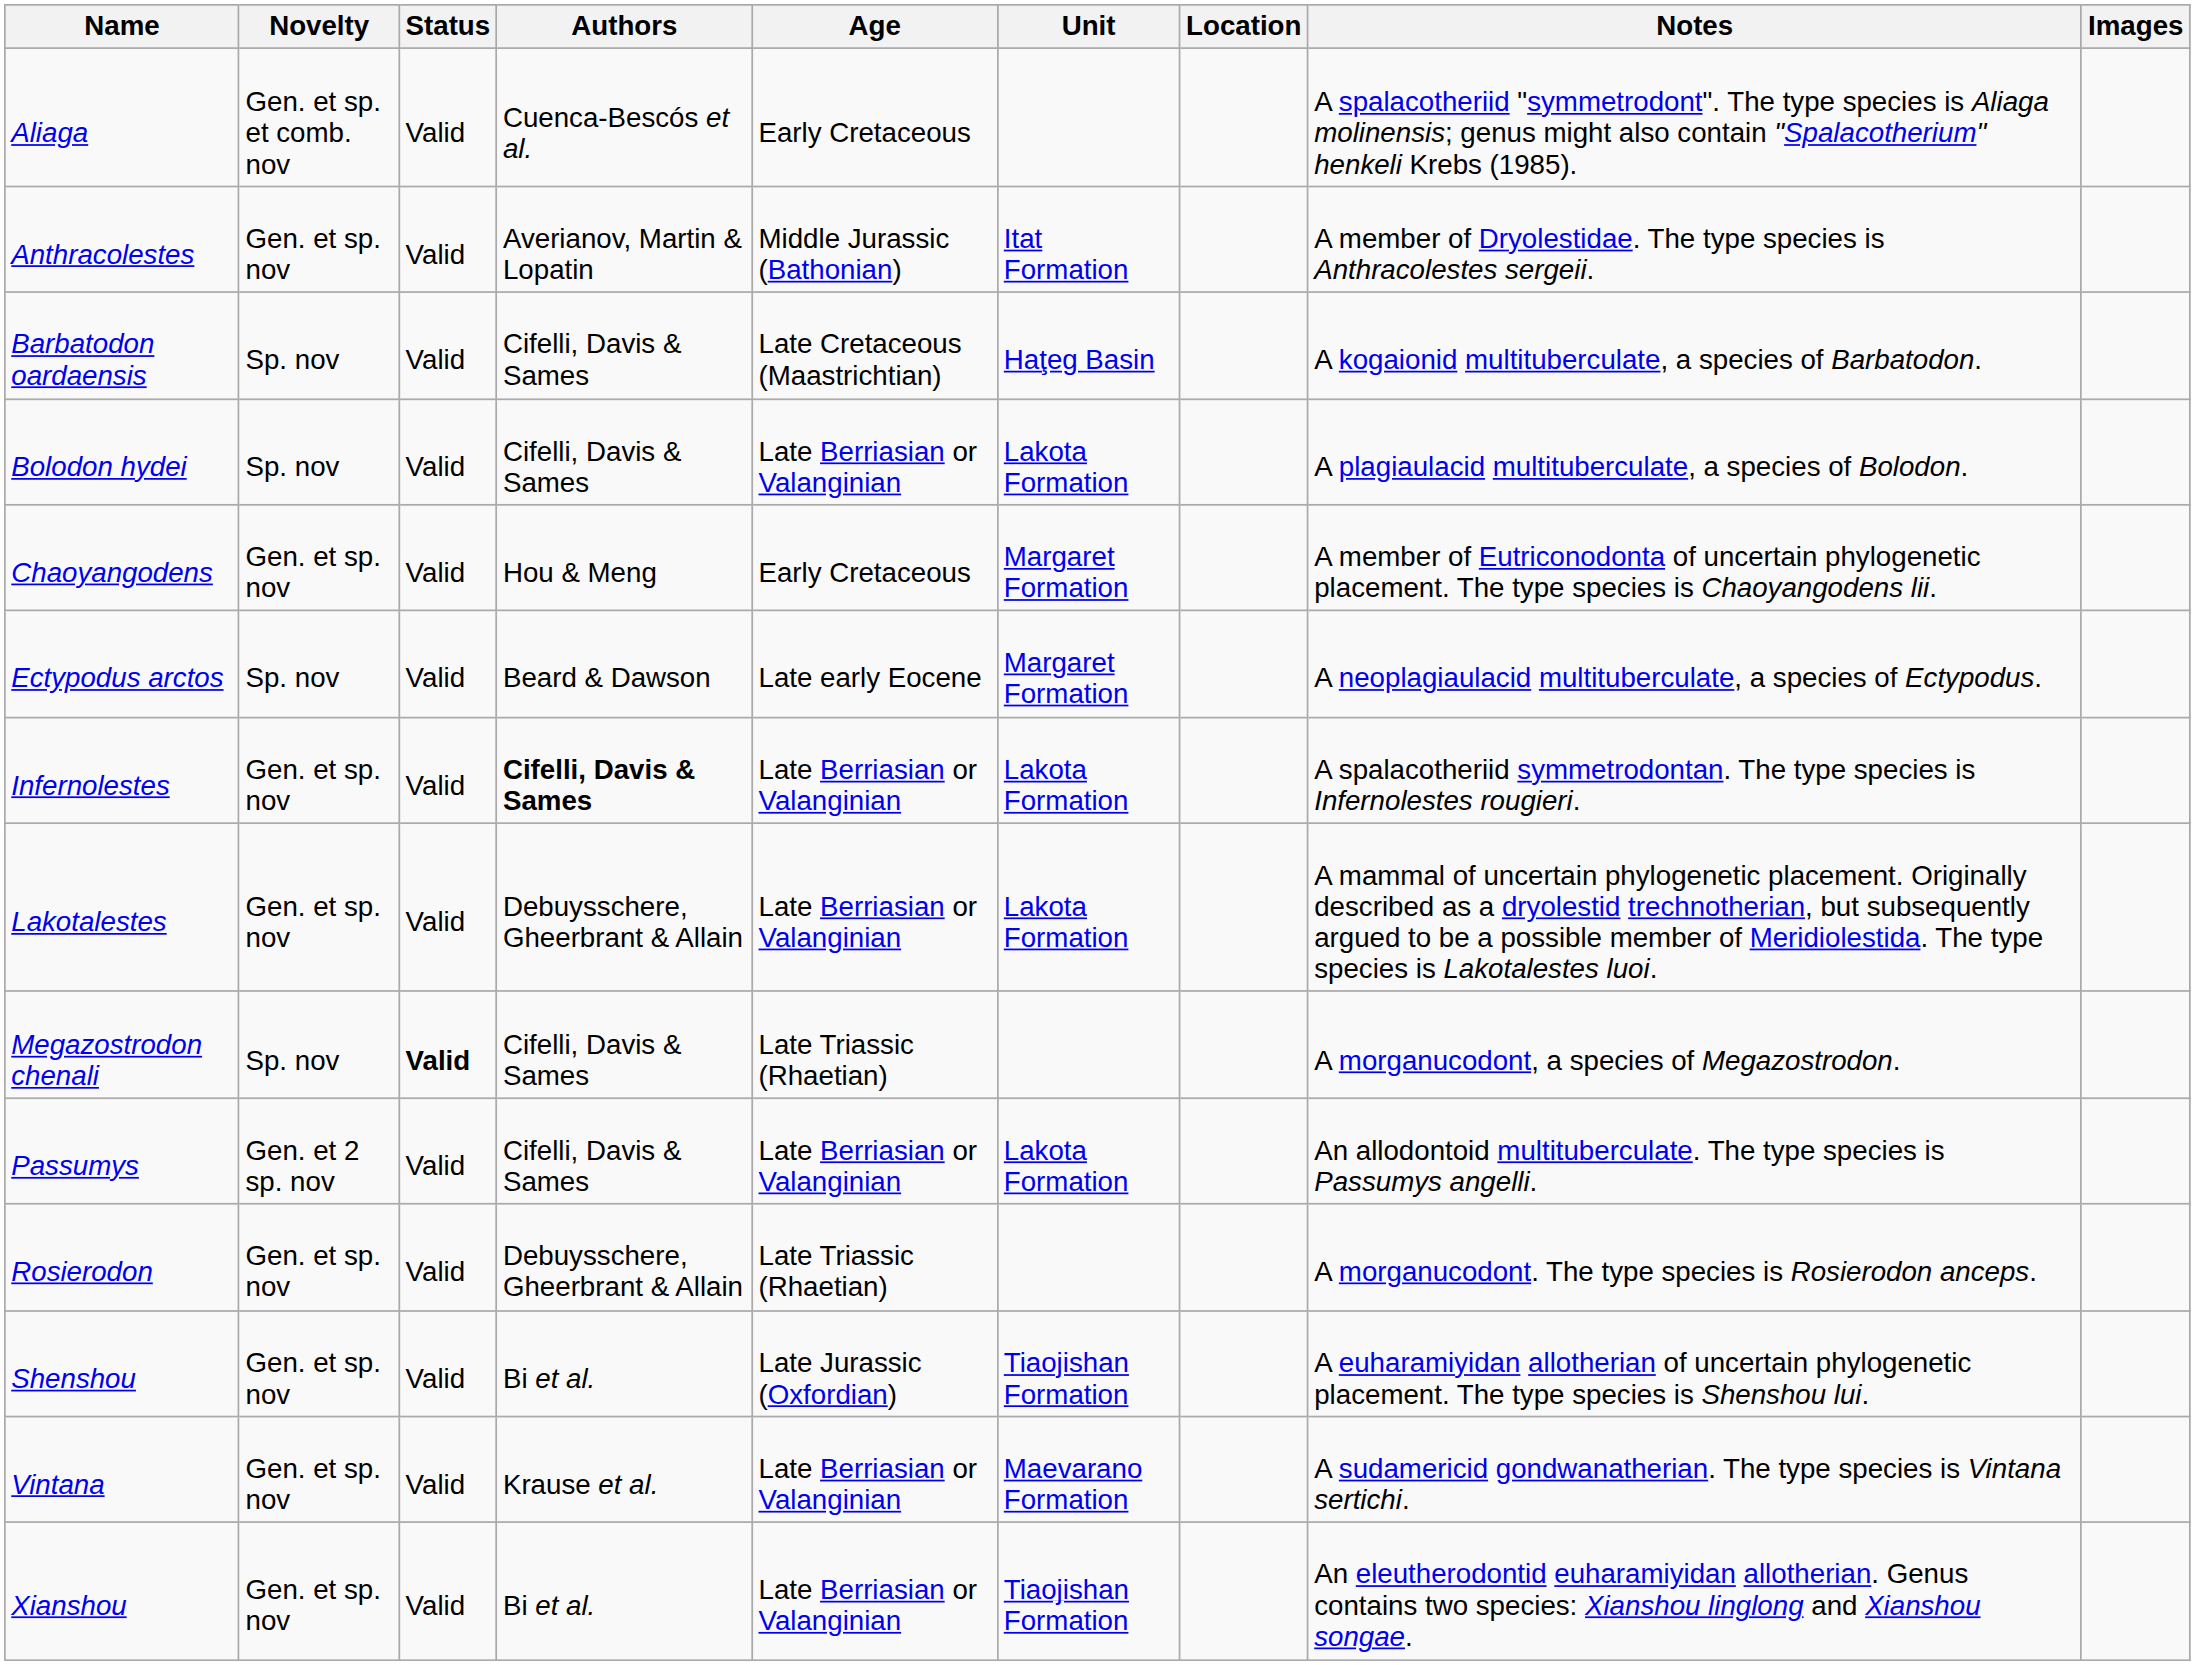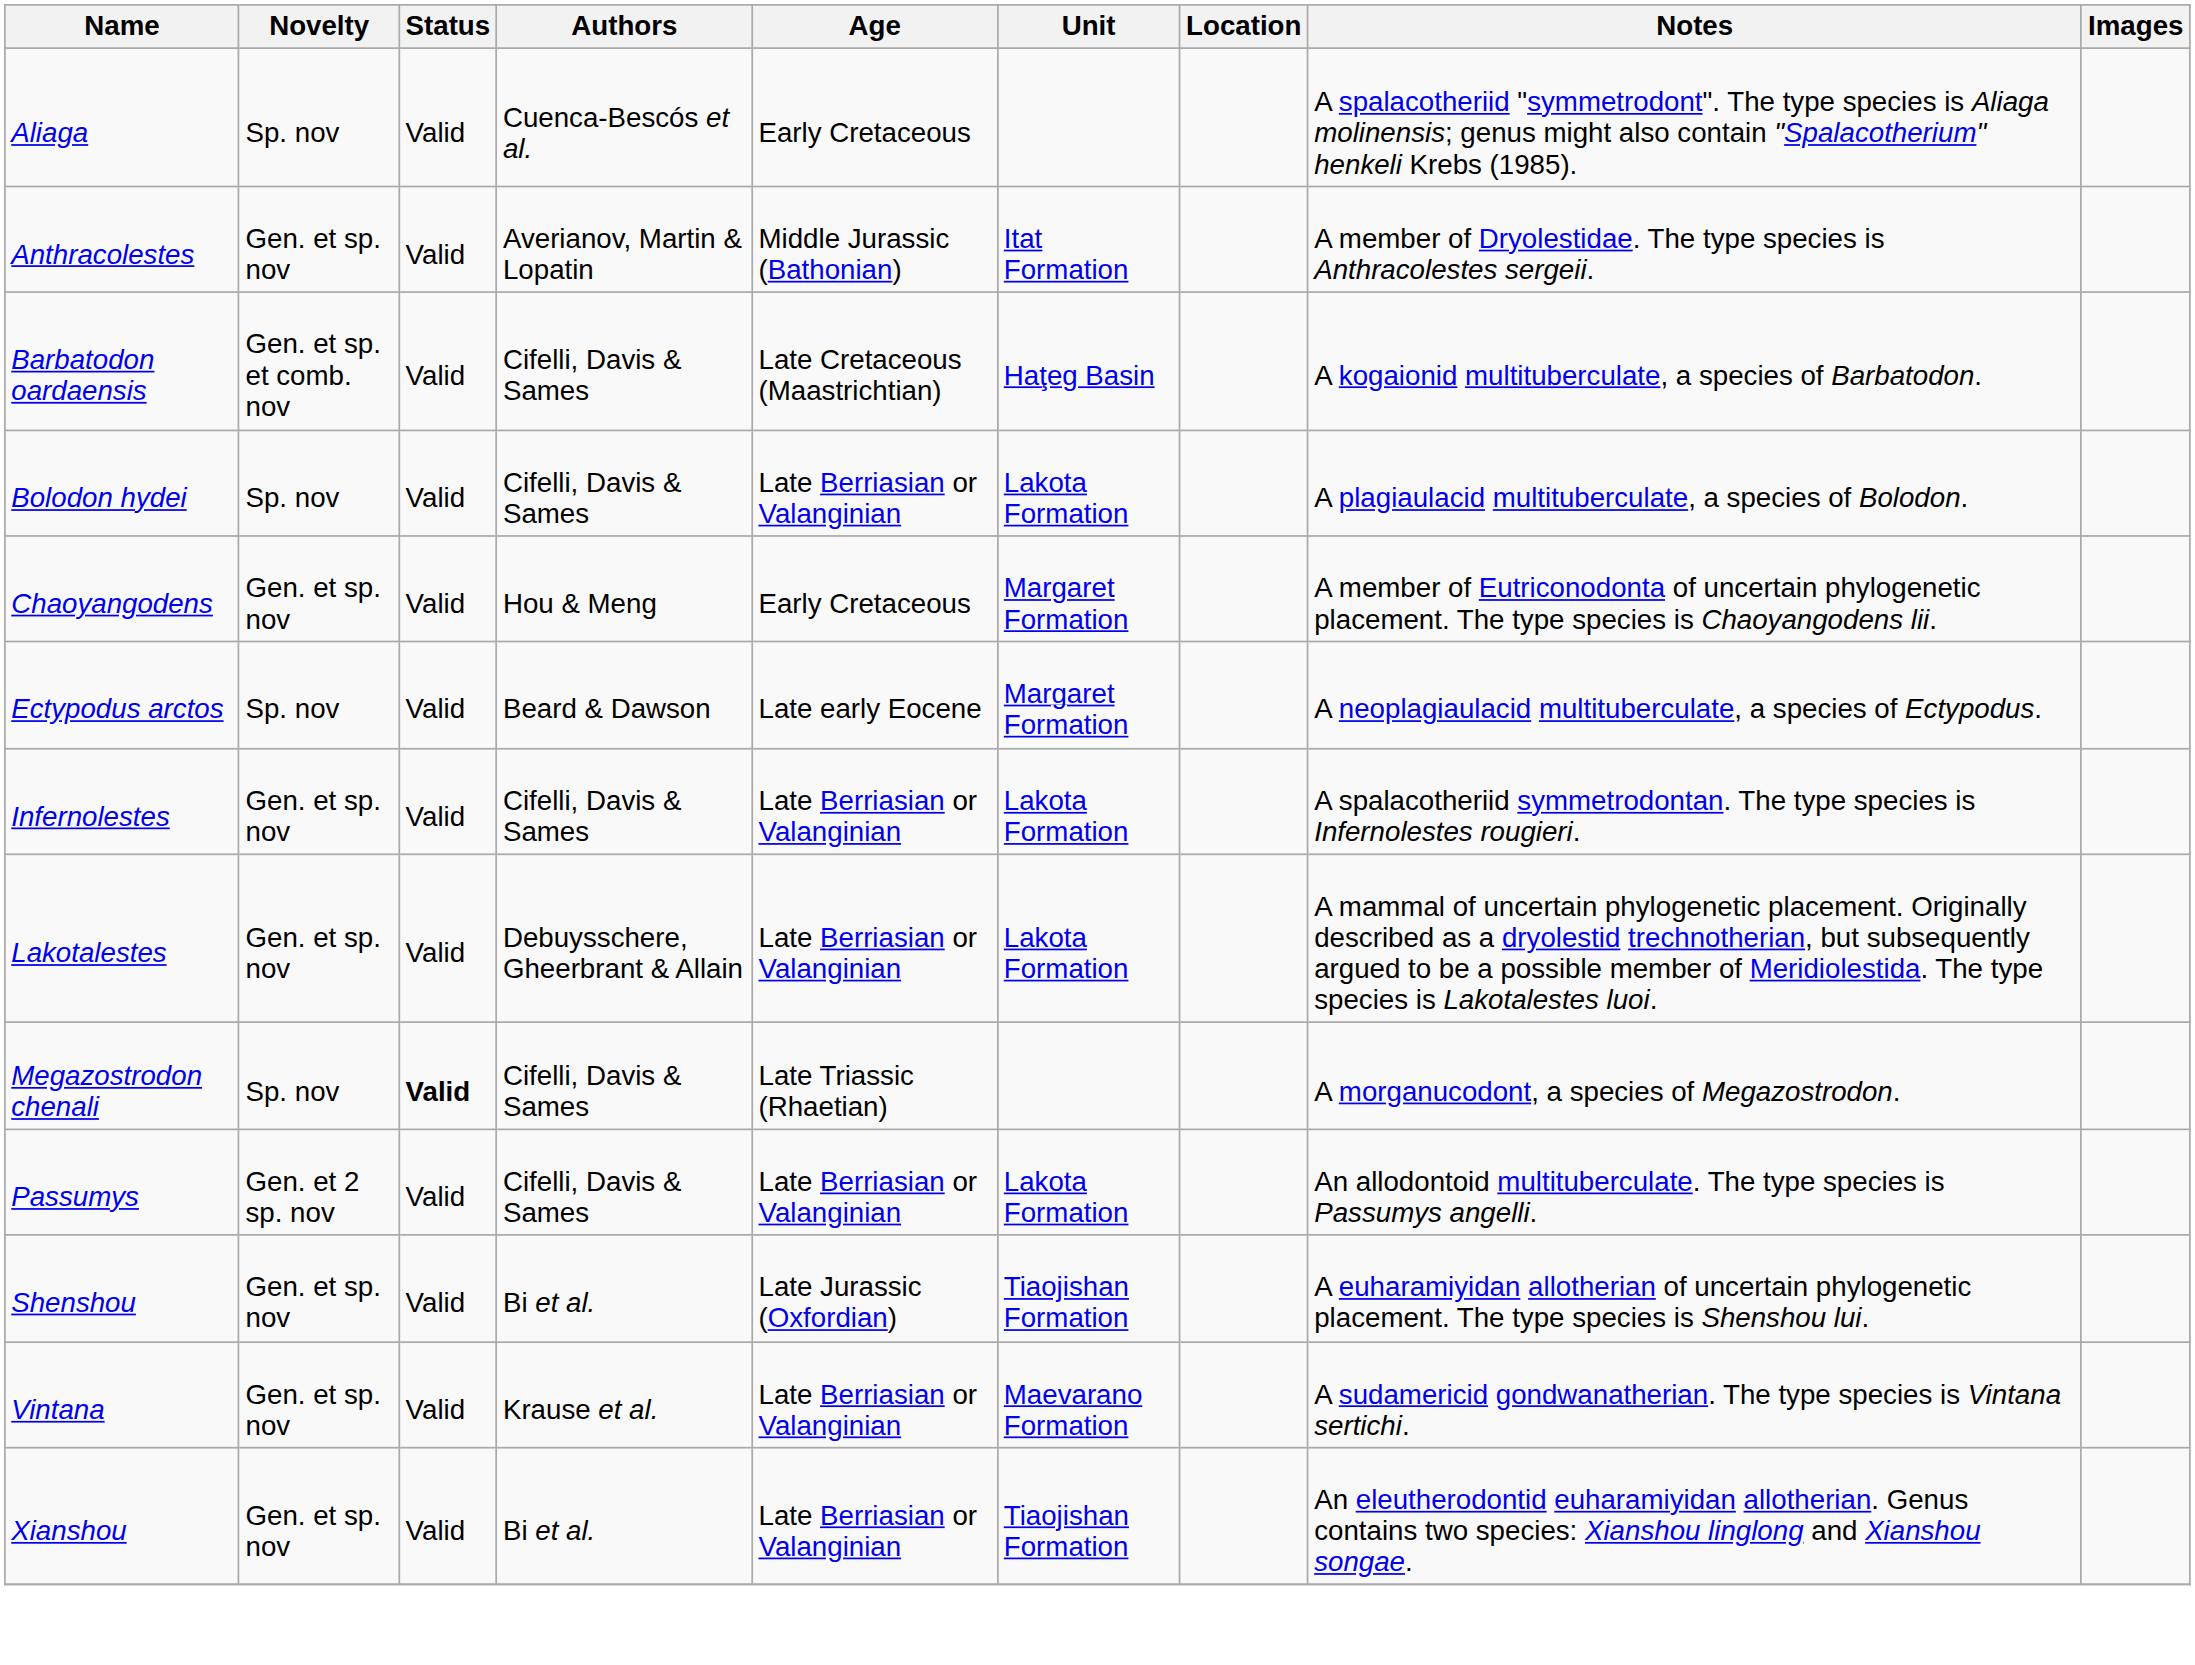(313, 132) Gen. et sp. et comb. nov -> (292, 132) Sp. nov
(292, 360) Sp. nov -> (313, 376) Gen. et sp. et comb. nov
(599, 785) bold -> (592, 816) normal
- row: (82, 1272)
